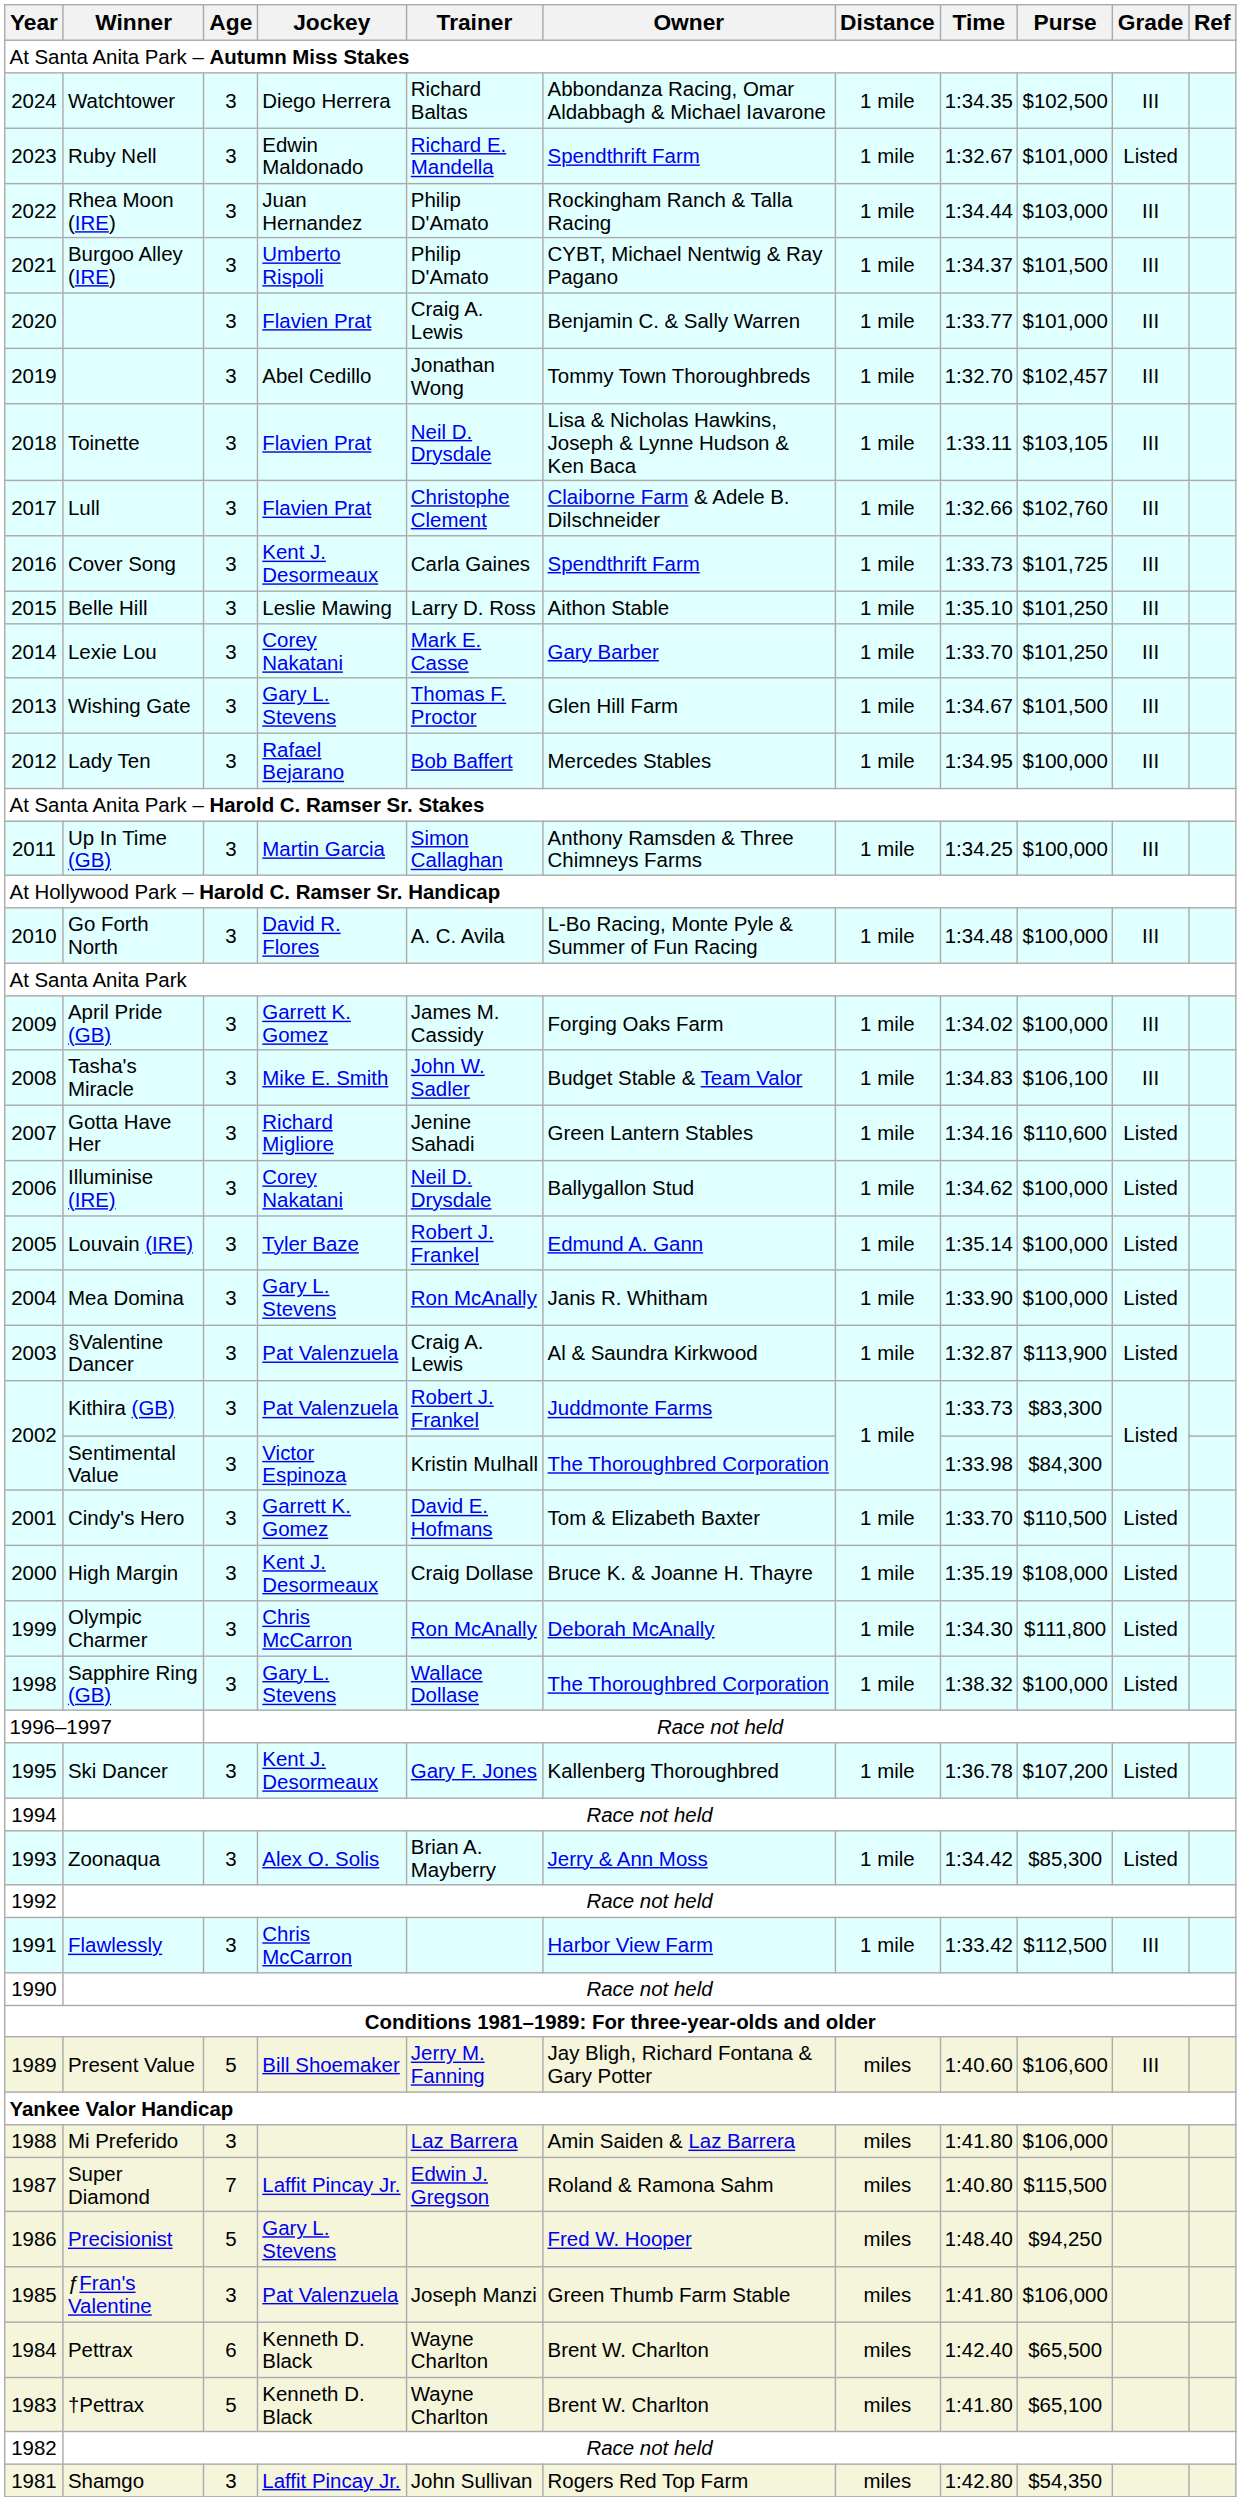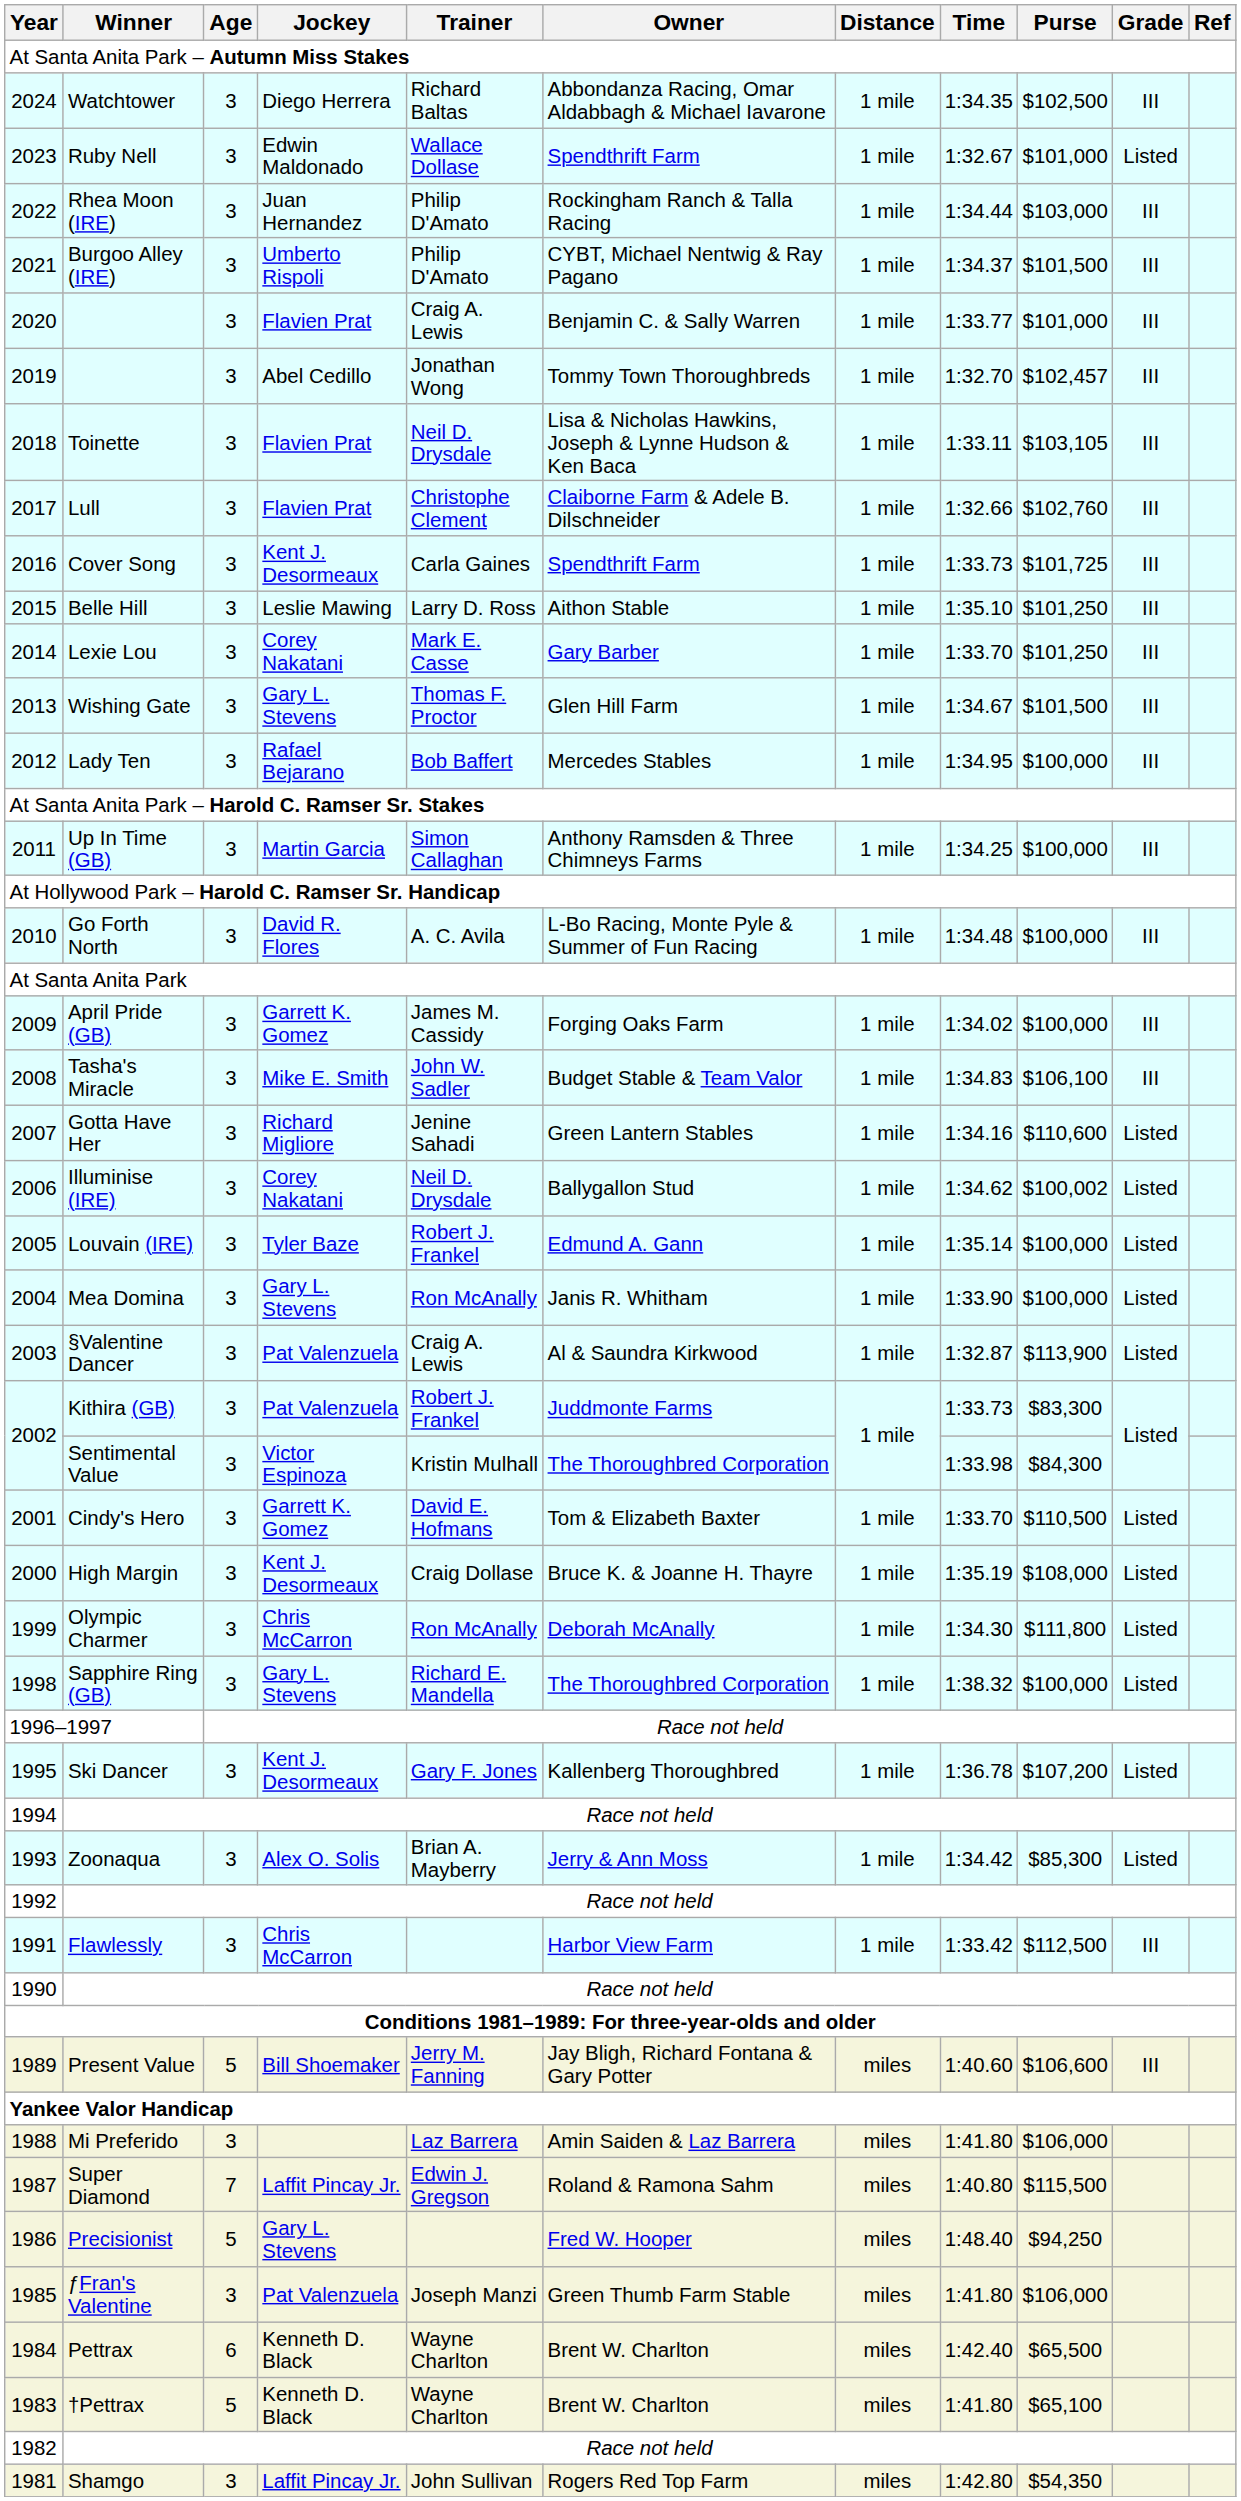(459, 156) Richard E. Mandella -> (447, 156) Wallace Dollase
(1065, 1188) $100,000 -> (1065, 1188) $100,002
(447, 1683) Wallace Dollase -> (459, 1683) Richard E. Mandella
